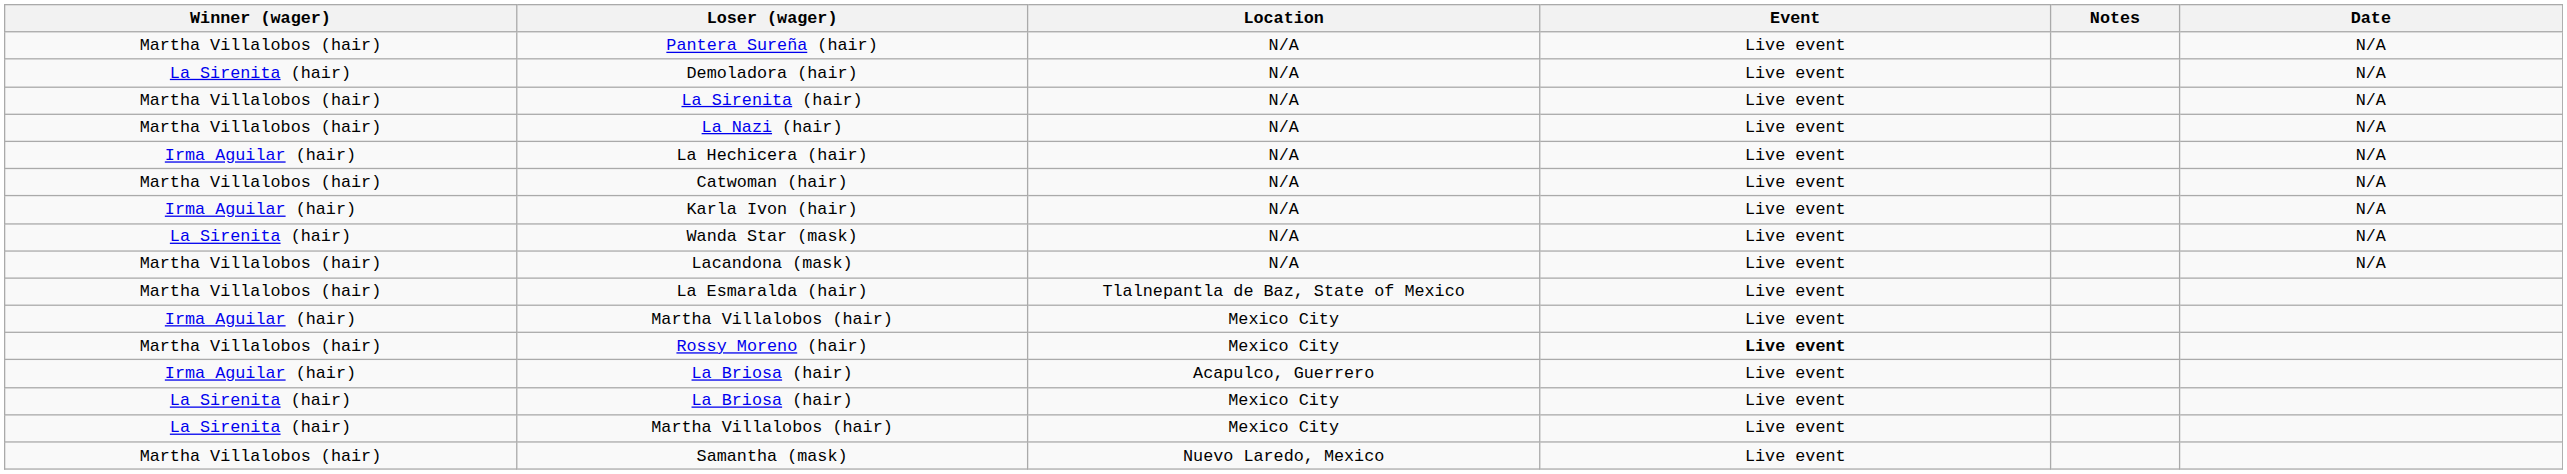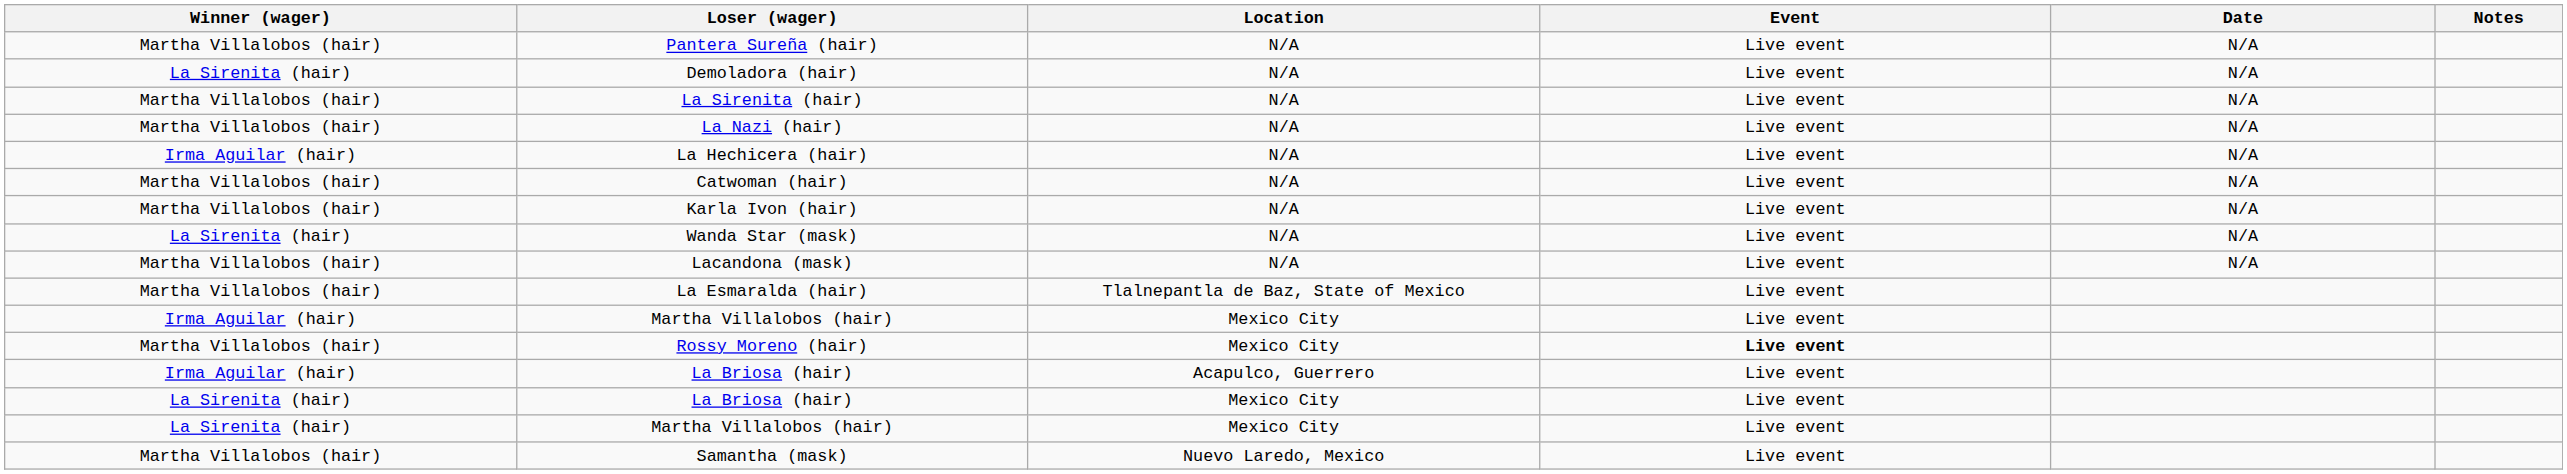columns swapped: (2371, 18) <-> (2115, 18)
(260, 210) Irma Aguilar (hair) -> (260, 210) Martha Villalobos (hair)
